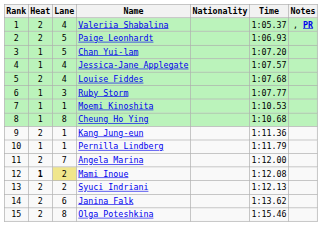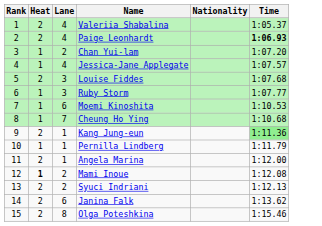- column: (303, 11)
(64, 38) 5 -> (64, 38) 4
(269, 38) normal -> (269, 38) bold
(64, 52) 5 -> (64, 52) 2
(64, 79) 4 -> (64, 79) 3
(64, 106) 1 -> (64, 106) 6
(64, 120) 8 -> (64, 120) 7
(269, 133) no background -> (269, 133) lightgreen background
(64, 160) 7 -> (64, 160) 1
(64, 174) khaki background -> (64, 174) no background
